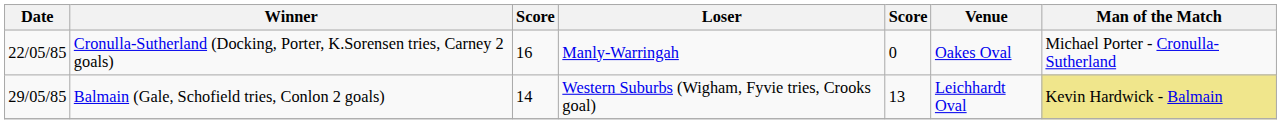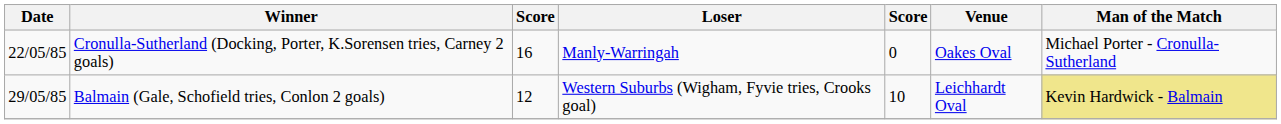(524, 96) 14 -> (524, 96) 12
(897, 96) 13 -> (897, 96) 10
